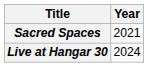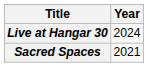rows swapped: (58, 33) <-> (58, 52)
